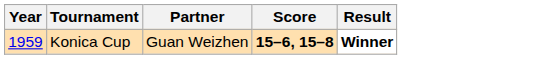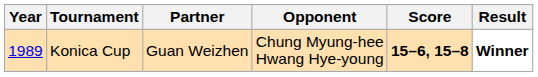+ column: (320, 17)
(25, 42) 1959 -> (25, 50) 1989
